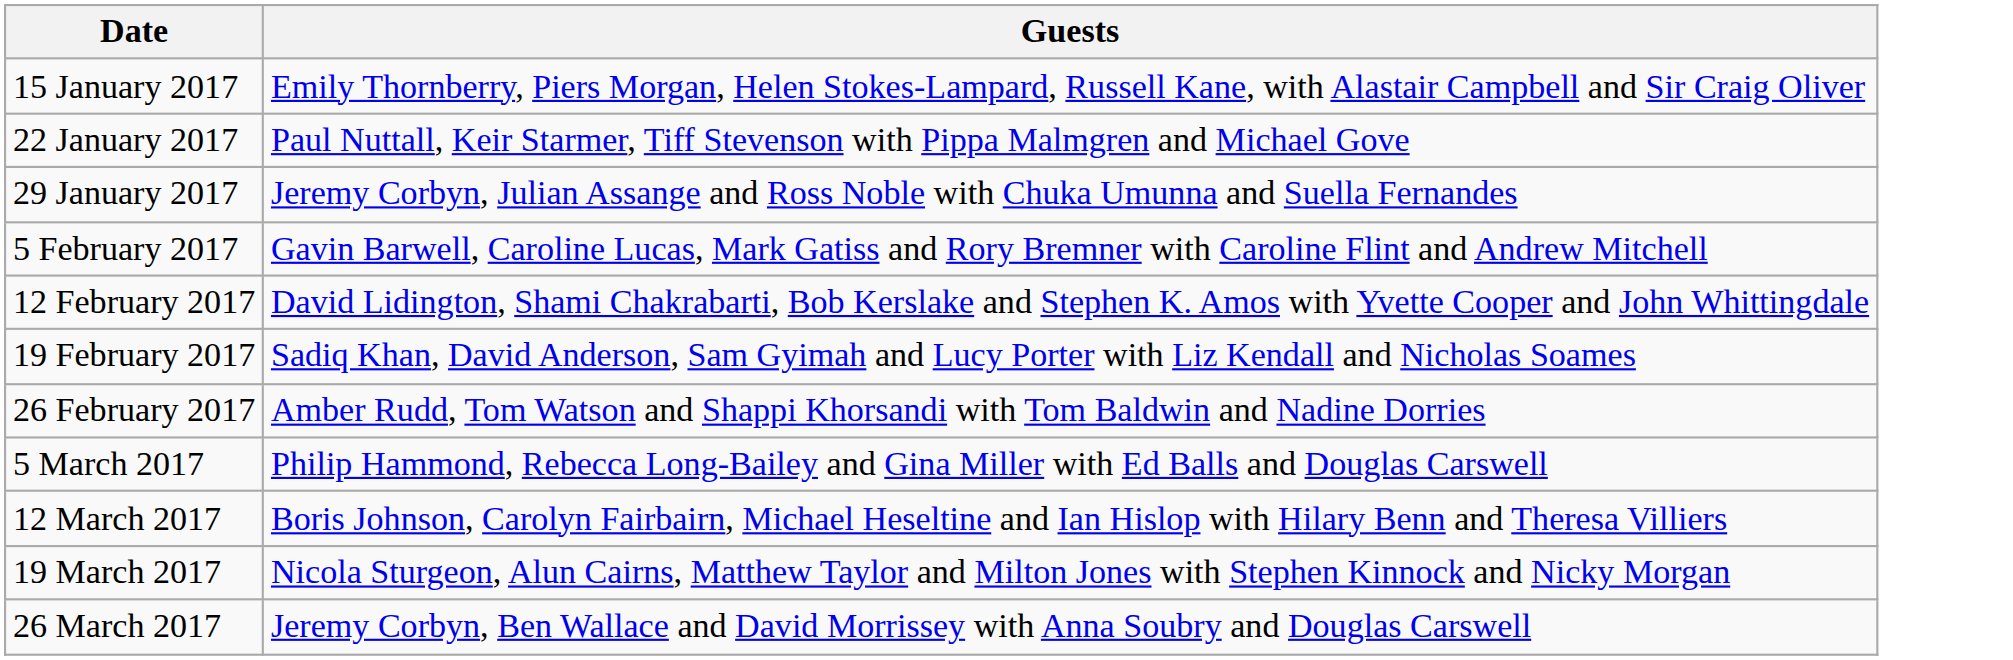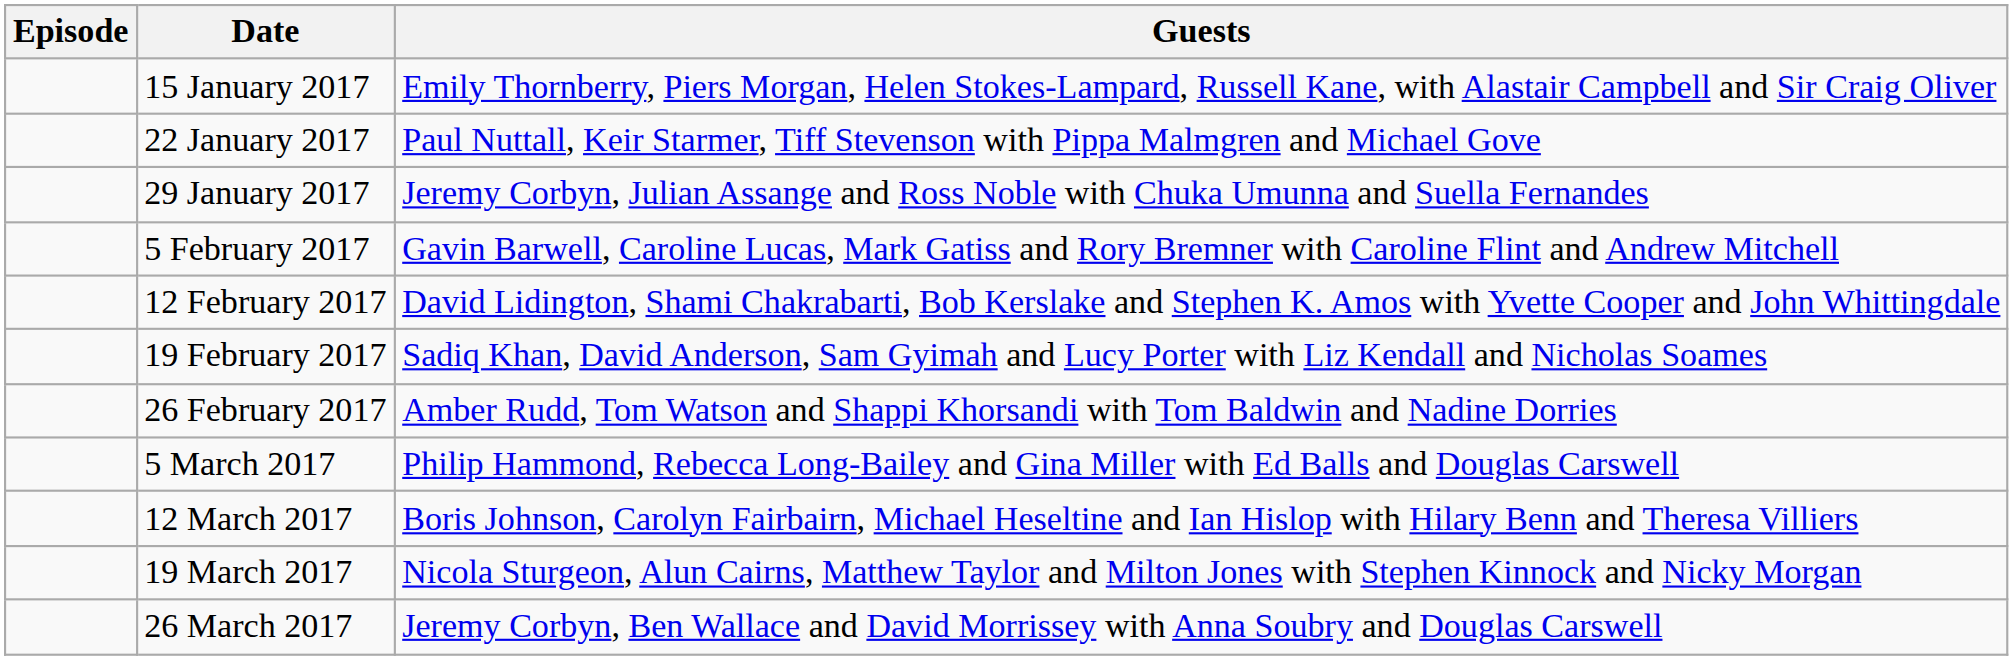+ column: (71, 31)
